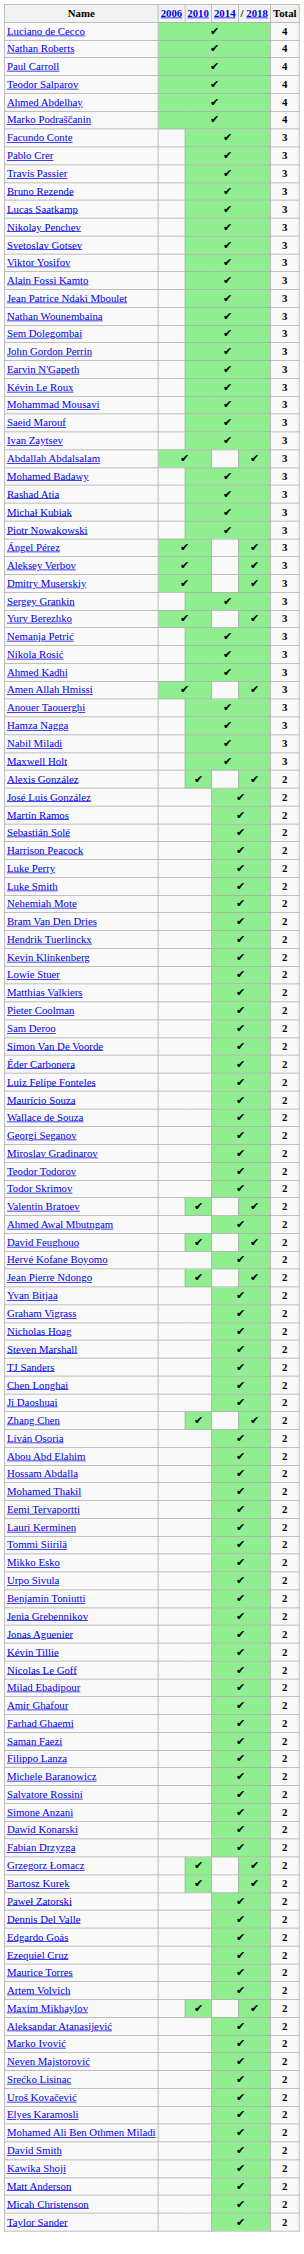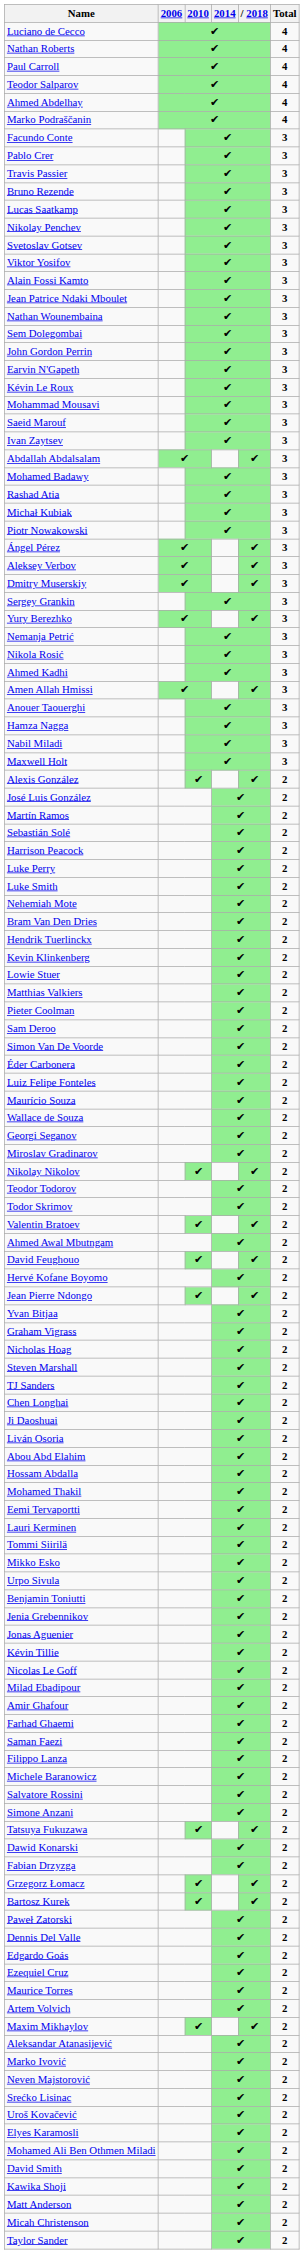+ row: (43, 1171)
- row: (33, 1420)
+ row: (47, 1830)
